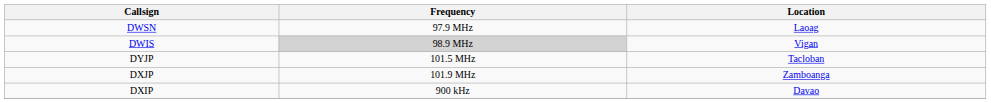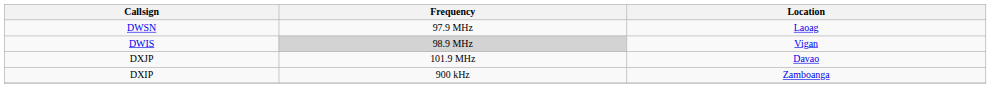- row: (142, 59)
(806, 75) Zamboanga -> (806, 59) Davao
(806, 91) Davao -> (806, 75) Zamboanga
